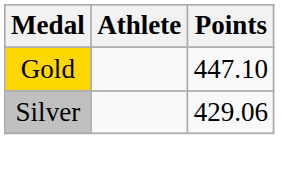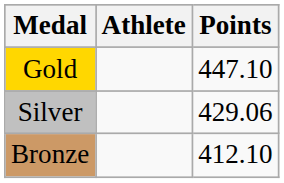+ row: (50, 154)
